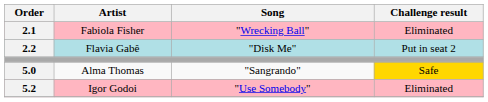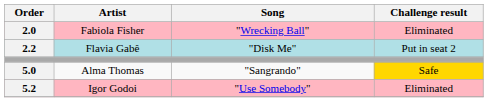(29, 30) 2.1 -> (29, 30) 2.0
